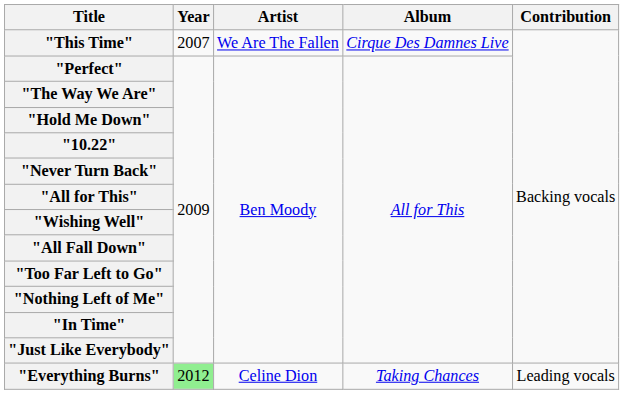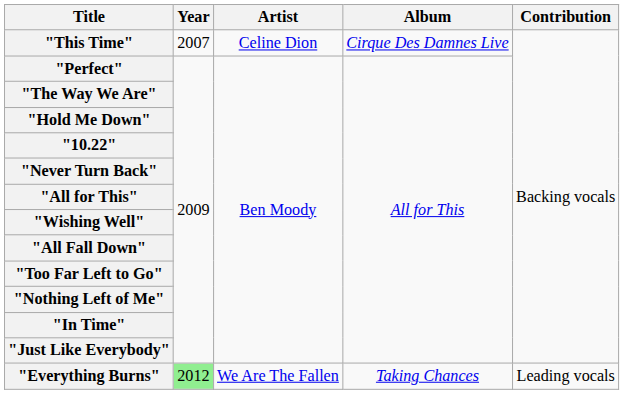(278, 42) We Are The Fallen -> (278, 42) Celine Dion
(278, 376) Celine Dion -> (278, 376) We Are The Fallen
